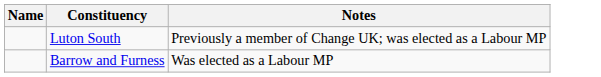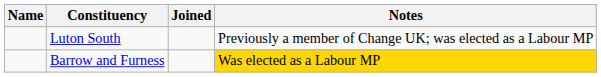+ column: (191, 15)
(252, 60) no background -> (299, 60) gold background
